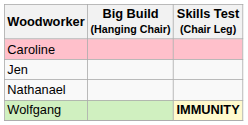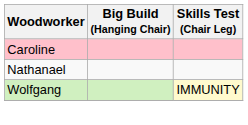- row: (18, 69)
(208, 110) bold -> (208, 89) normal
